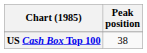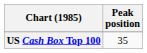(123, 40) 38 -> (123, 40) 35
